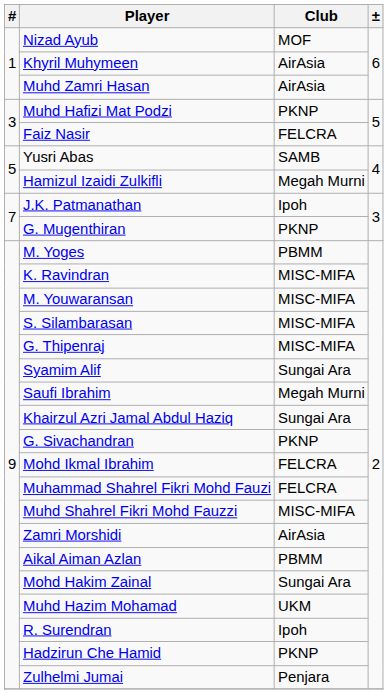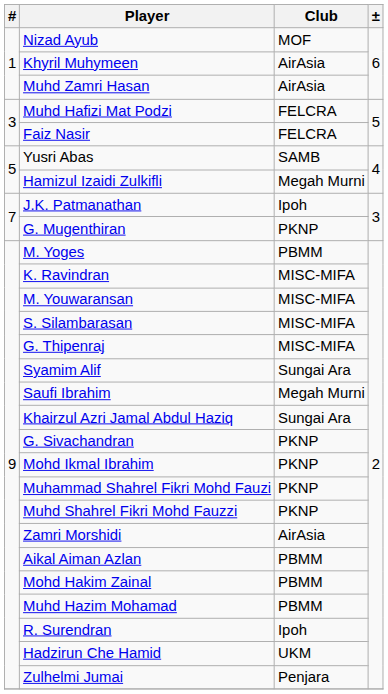(298, 110) PKNP -> (307, 110) FELCRA
(307, 464) FELCRA -> (298, 464) PKNP
(307, 488) FELCRA -> (298, 488) PKNP
(316, 511) MISC-MIFA -> (298, 511) PKNP
(314, 582) Sungai Ara -> (300, 582) PBMM
(295, 606) UKM -> (300, 606) PBMM
(298, 653) PKNP -> (295, 653) UKM
